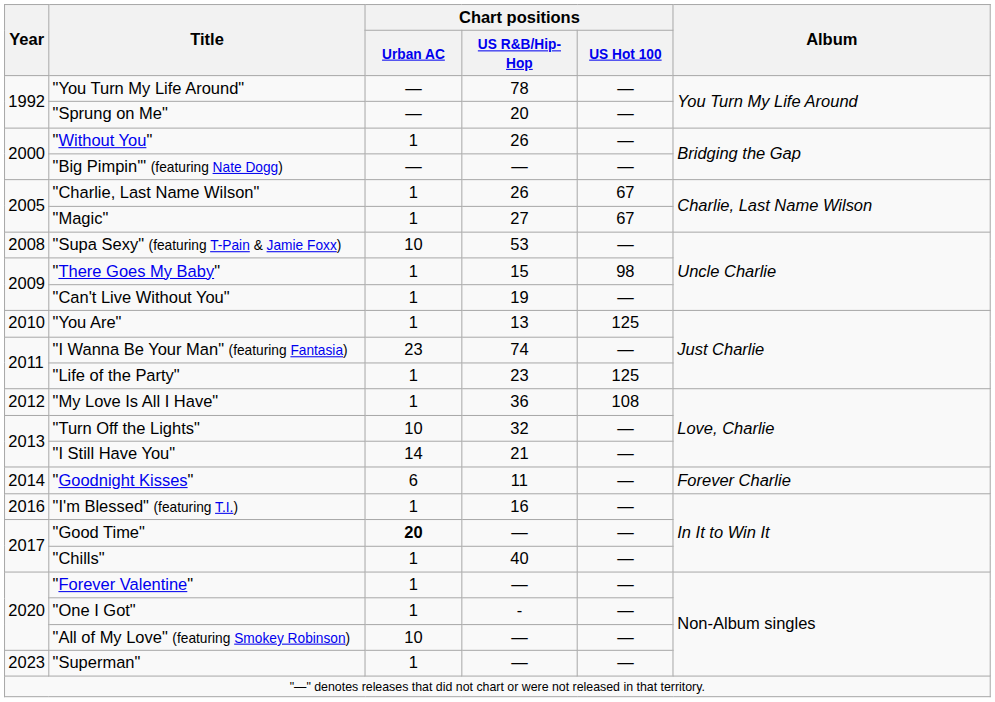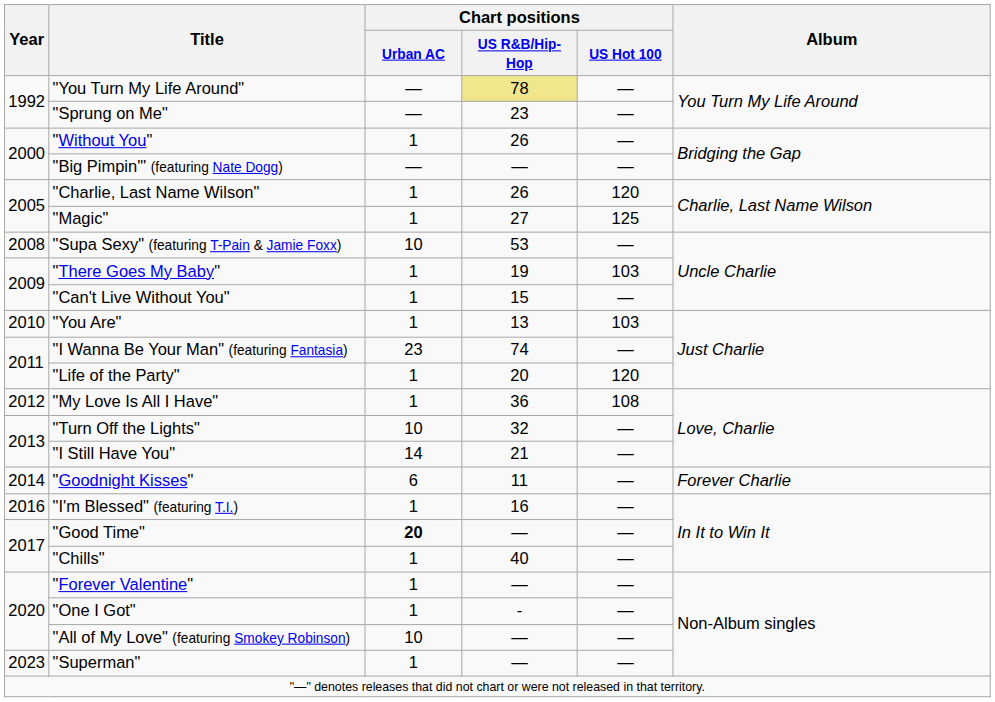(519, 88) no background -> (519, 88) khaki background
(519, 114) 20 -> (519, 114) 23
(625, 192) 67 -> (625, 192) 120
(625, 219) 67 -> (625, 219) 125
(519, 271) 15 -> (519, 271) 19
(625, 271) 98 -> (625, 271) 103
(519, 297) 19 -> (519, 297) 15
(625, 323) 125 -> (625, 323) 103
(519, 375) 23 -> (519, 375) 20
(625, 375) 125 -> (625, 375) 120
